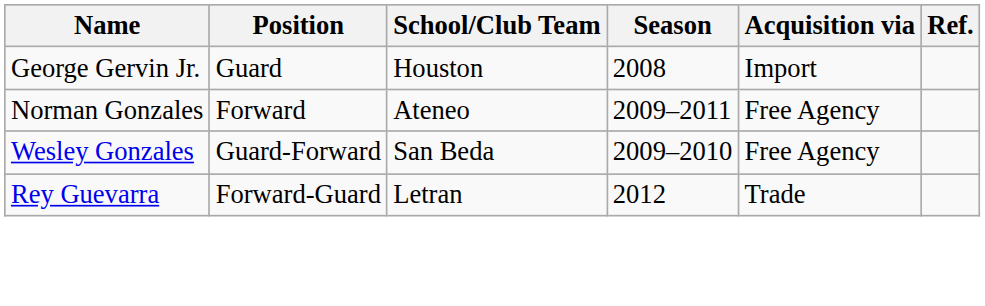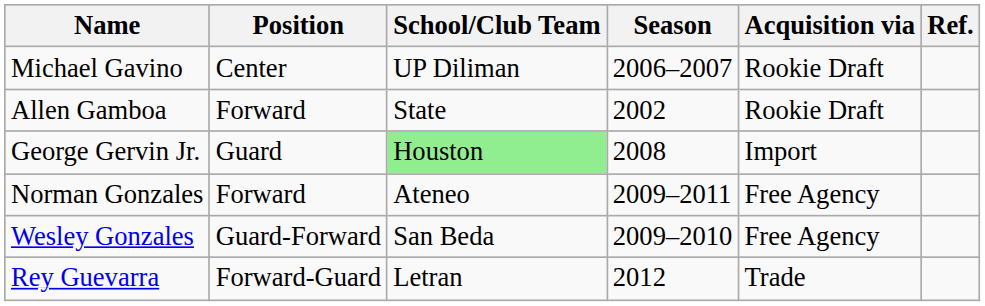+ row: (97, 67)
+ row: (89, 109)
(438, 67) no background -> (438, 151) lightgreen background
